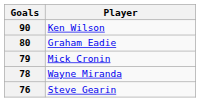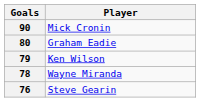(76, 28) Ken Wilson -> (79, 28) Mick Cronin
(79, 58) Mick Cronin -> (76, 58) Ken Wilson
